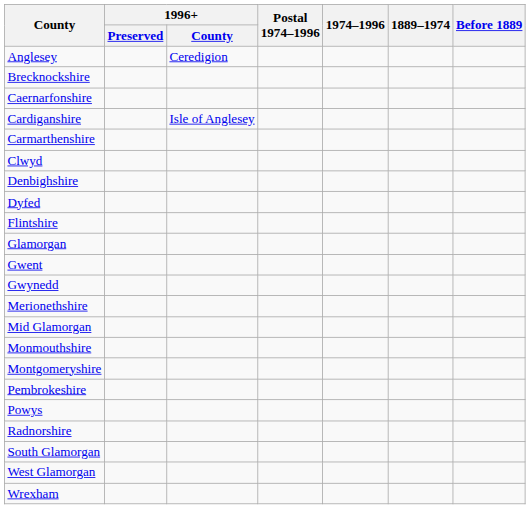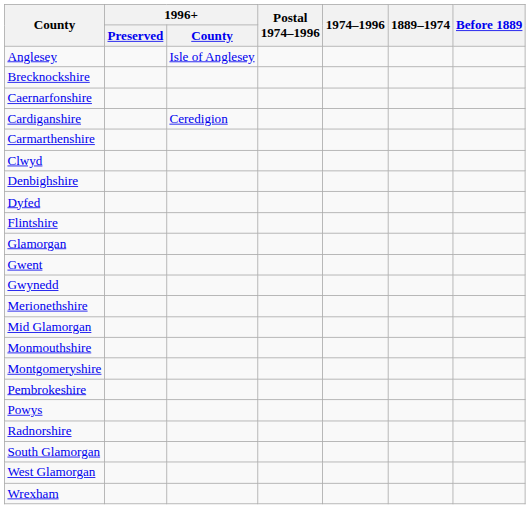(199, 56) Ceredigion -> (212, 56) Isle of Anglesey
(212, 118) Isle of Anglesey -> (199, 118) Ceredigion
